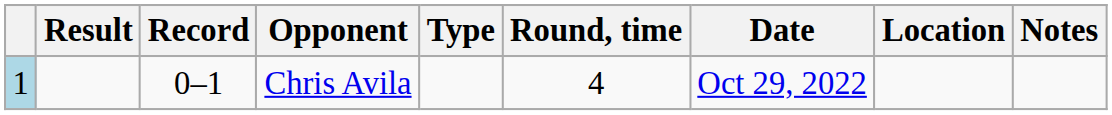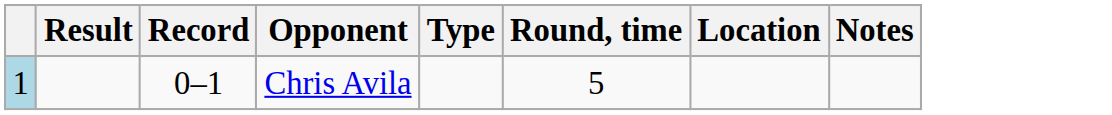- column: (782, 30)
(596, 82) 4 -> (596, 82) 5
